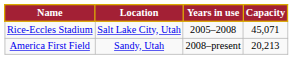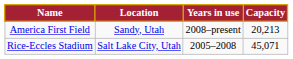rows swapped: (50, 30) <-> (50, 46)
